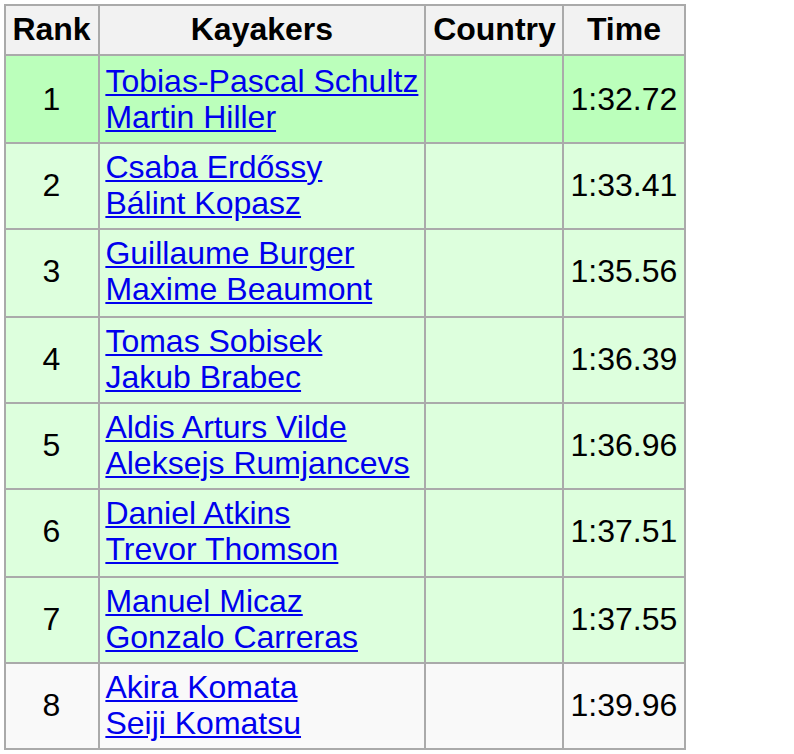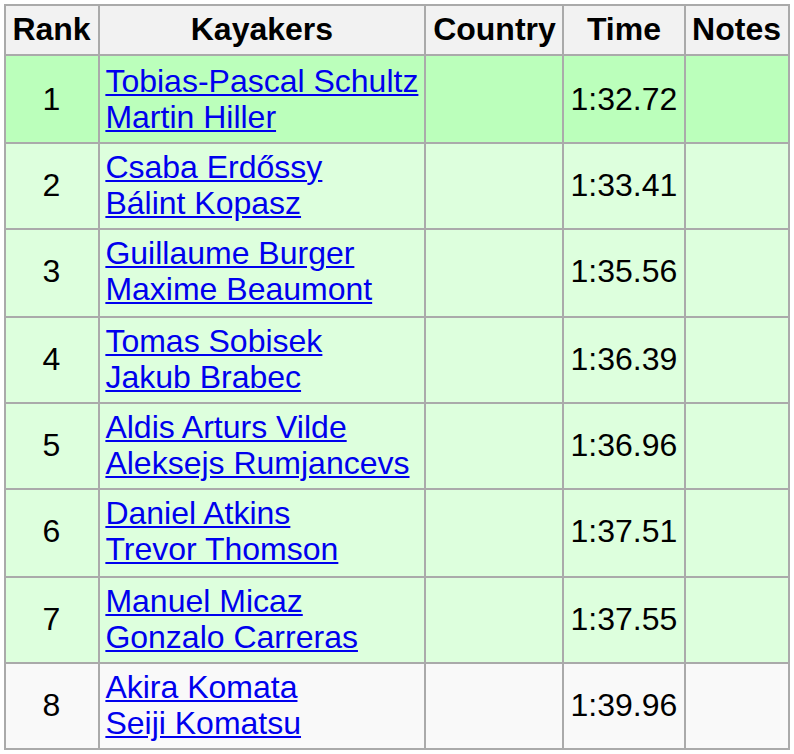+ column: (737, 29)
